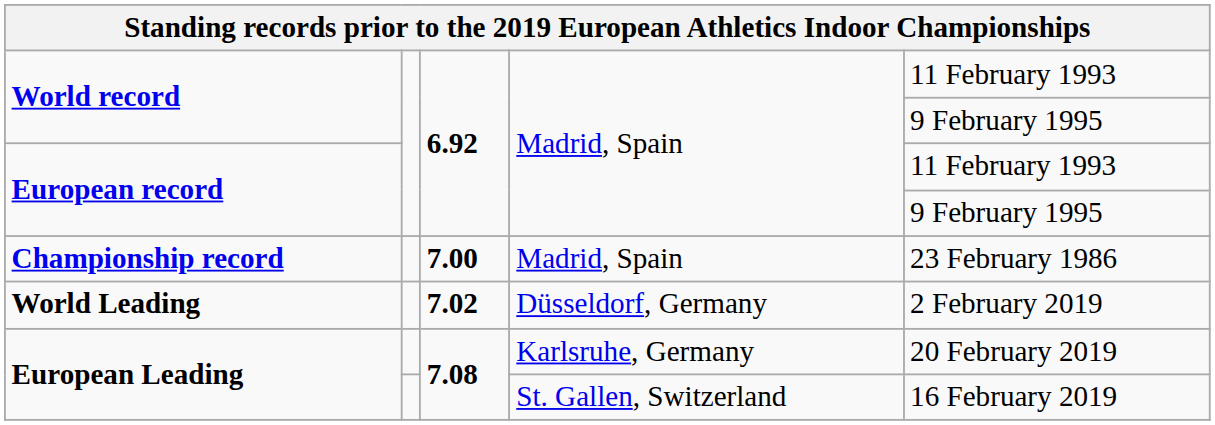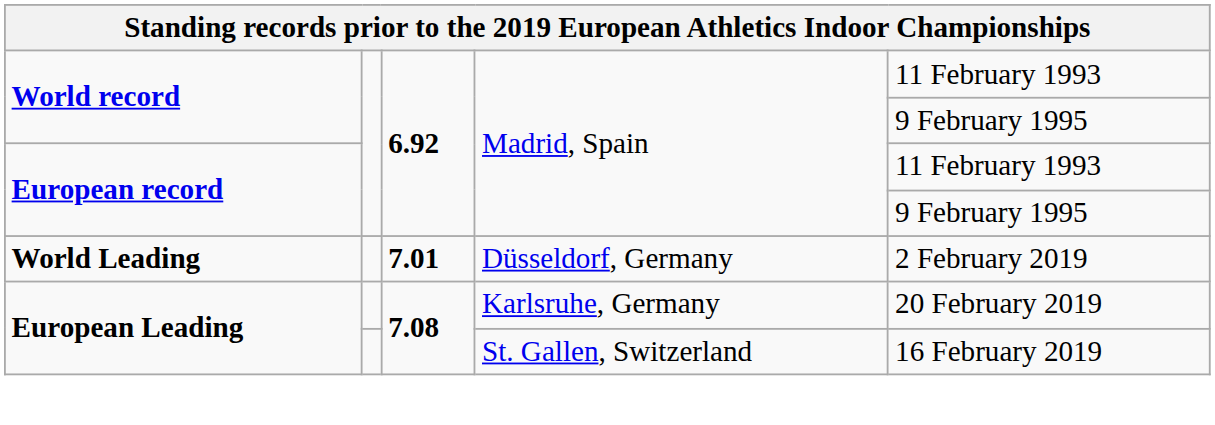- row: (148, 258)
(452, 304) 7.02 -> (414, 258) 7.01
